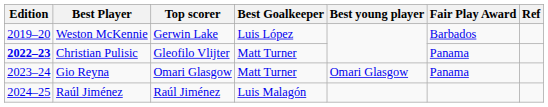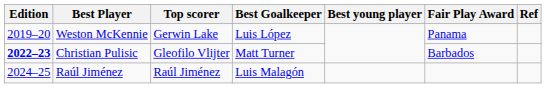(453, 33) Barbados -> (447, 33) Panama
(449, 53) Panama -> (451, 53) Barbados
- row: (83, 72)
